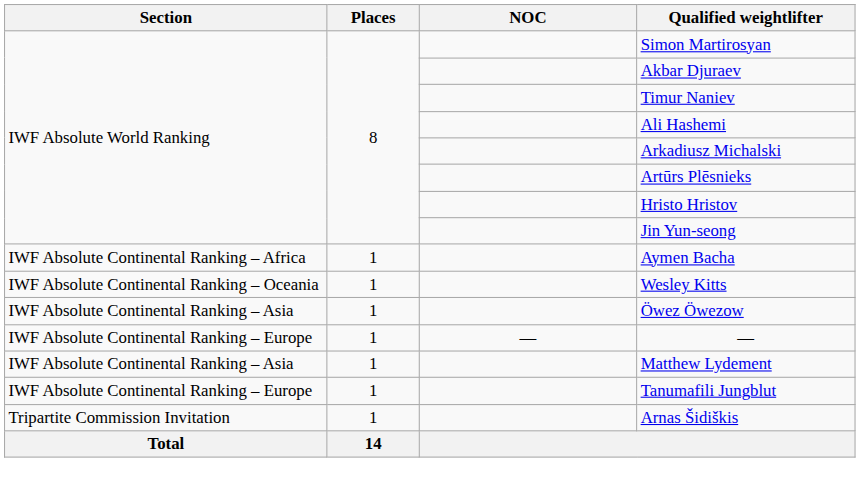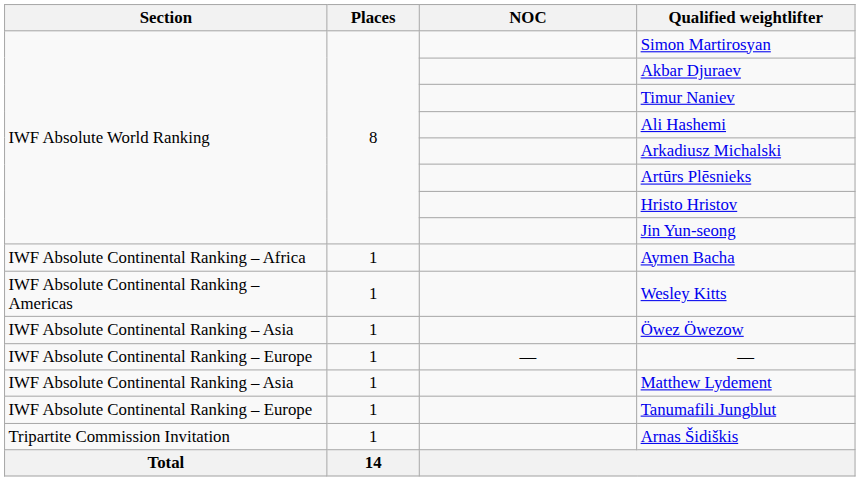(164, 284) IWF Absolute Continental Ranking – Oceania -> (134, 293) IWF Absolute Continental Ranking – Americas
